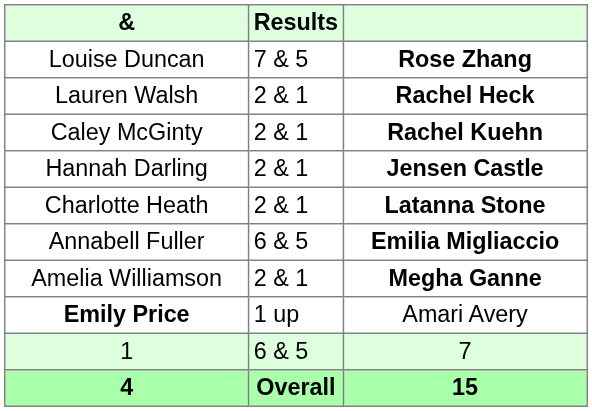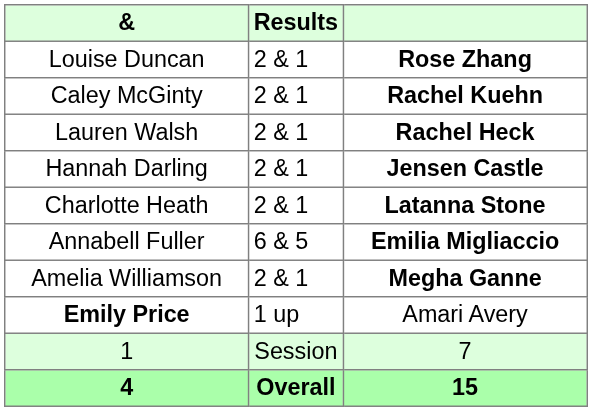(281, 59) 7 & 5 -> (281, 59) 2 & 1
rows swapped: (127, 132) <-> (127, 95)
(281, 351) 6 & 5 -> (296, 351) Session
